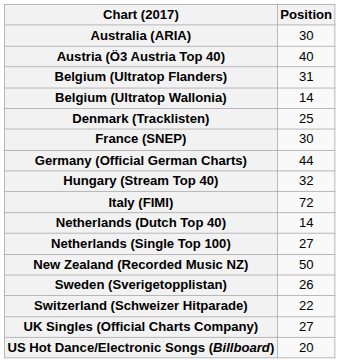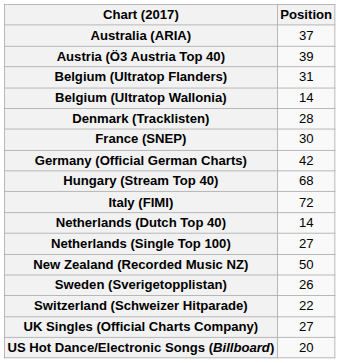(306, 35) 30 -> (306, 35) 37
(306, 56) 40 -> (306, 56) 39
(306, 118) 25 -> (306, 118) 28
(306, 160) 44 -> (306, 160) 42
(306, 181) 32 -> (306, 181) 68
